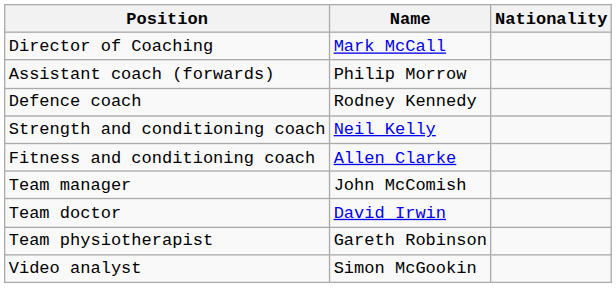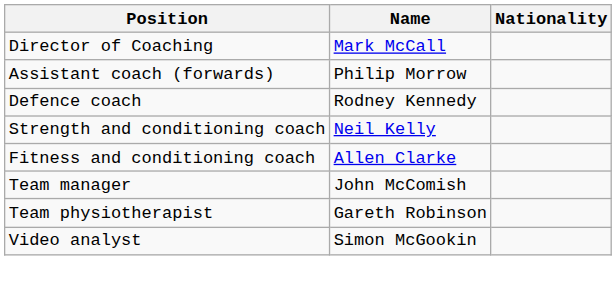- row: (65, 213)
